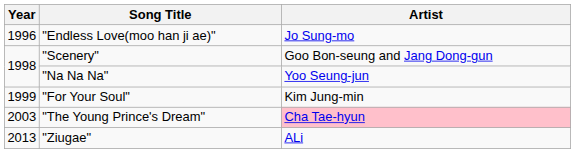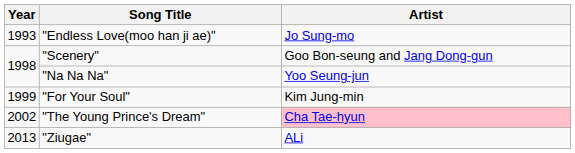(22, 35) 1996 -> (22, 35) 1993
(22, 117) 2003 -> (22, 117) 2002
